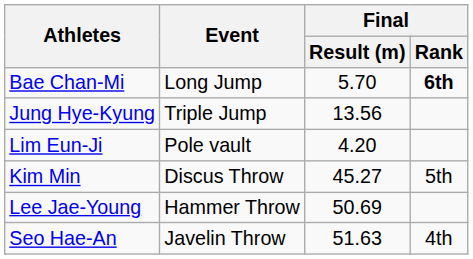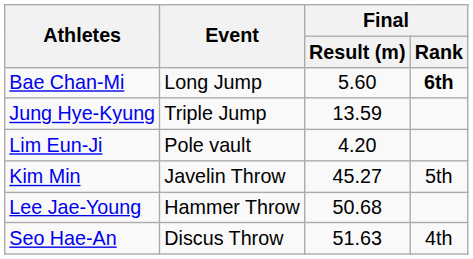(357, 83) 5.70 -> (357, 83) 5.60
(357, 114) 13.56 -> (357, 114) 13.59
(224, 176) Discus Throw -> (225, 176) Javelin Throw
(357, 208) 50.69 -> (357, 208) 50.68
(225, 239) Javelin Throw -> (224, 239) Discus Throw
